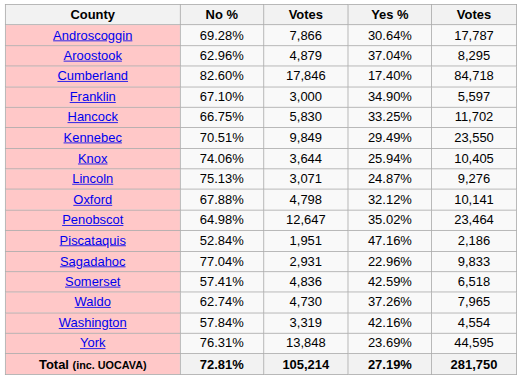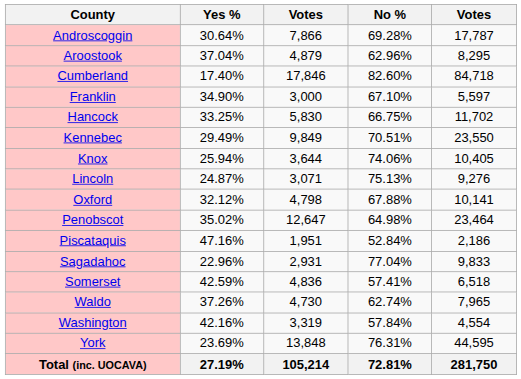columns swapped: (390, 14) <-> (222, 14)
